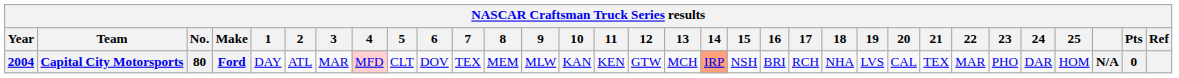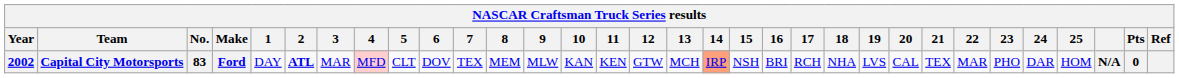(21, 61) 2004 -> (21, 61) 2002
(200, 61) 80 -> (200, 61) 83
(300, 61) normal -> (301, 61) bold
